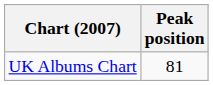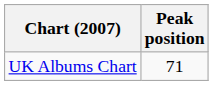(175, 66) 81 -> (175, 66) 71
